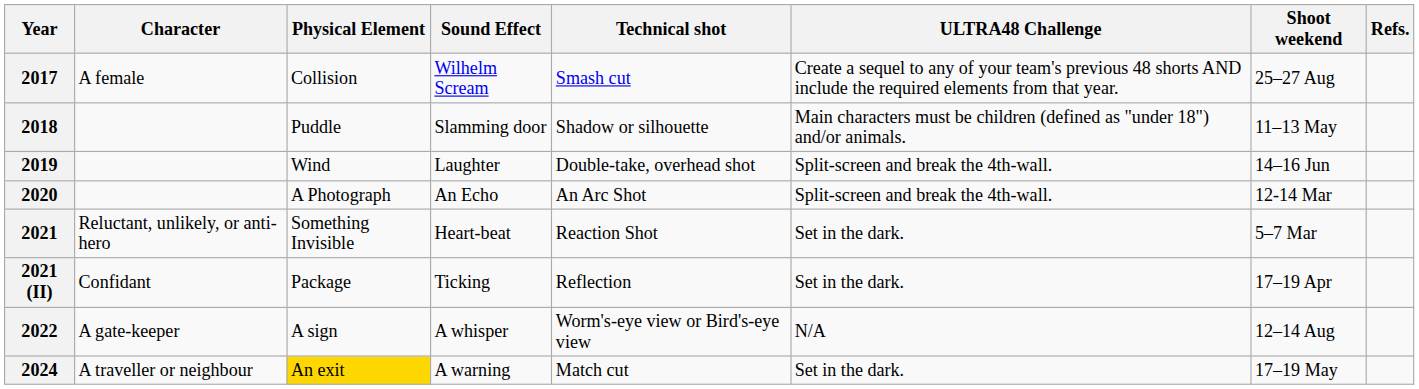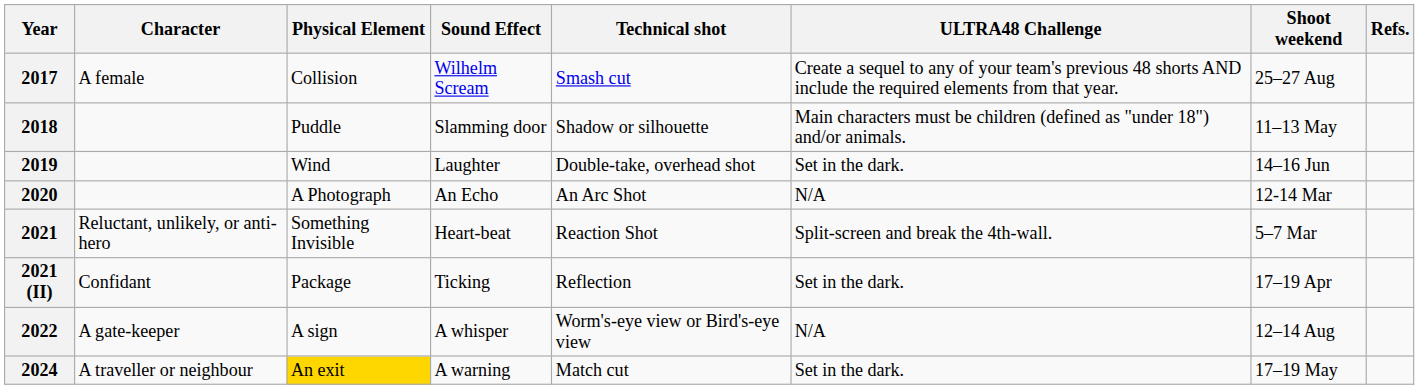(923, 165) Split-screen and break the 4th-wall. -> (849, 165) Set in the dark.
(923, 194) Split-screen and break the 4th-wall. -> (810, 194) N/A
(849, 233) Set in the dark. -> (923, 233) Split-screen and break the 4th-wall.
